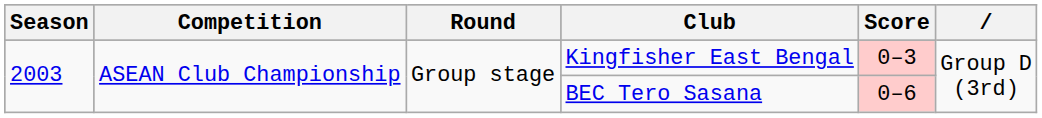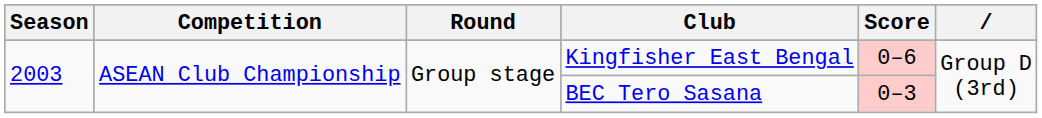(897, 58) 0–3 -> (897, 58) 0–6
(897, 94) 0–6 -> (897, 94) 0–3
